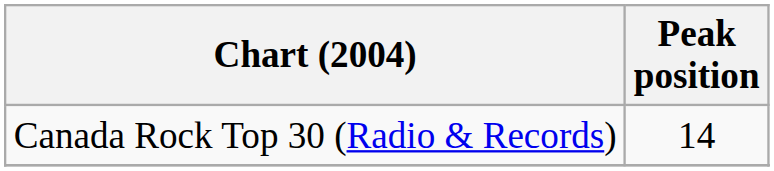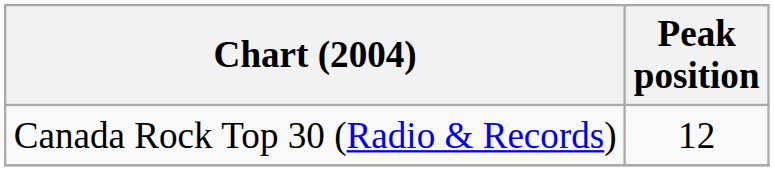(697, 134) 14 -> (697, 134) 12
